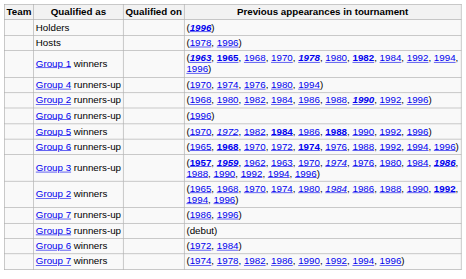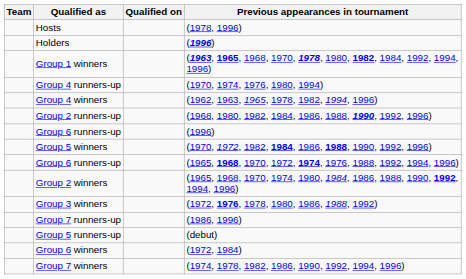rows swapped: (48, 43) <-> (53, 27)
+ row: (72, 100)
- row: (78, 168)
+ row: (72, 204)
